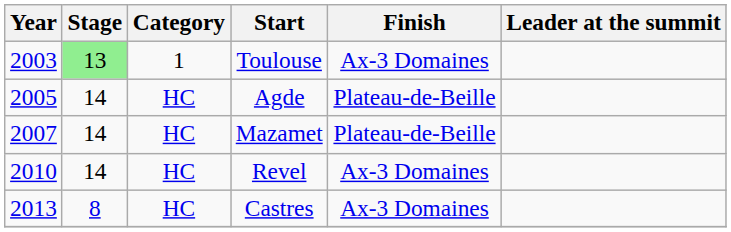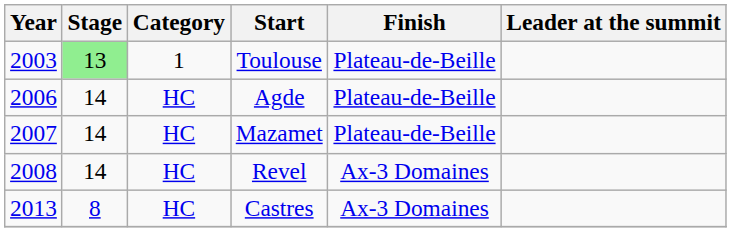(414, 60) Ax-3 Domaines -> (415, 60) Plateau-de-Beille
(33, 97) 2005 -> (33, 97) 2006
(33, 171) 2010 -> (33, 171) 2008
